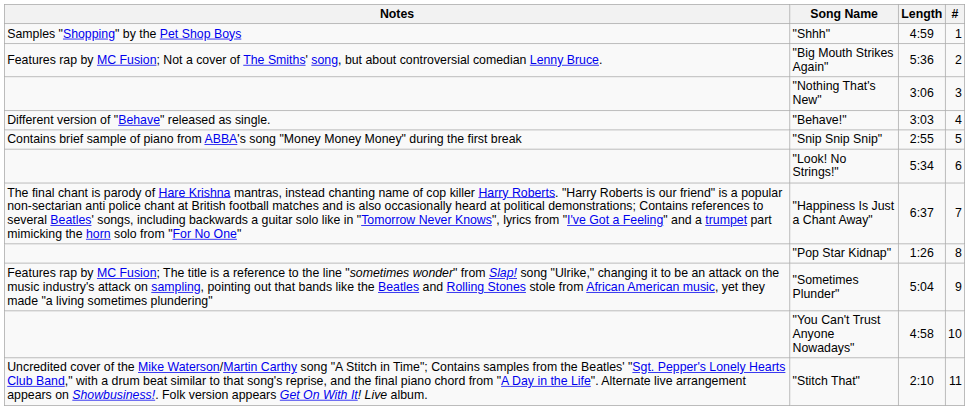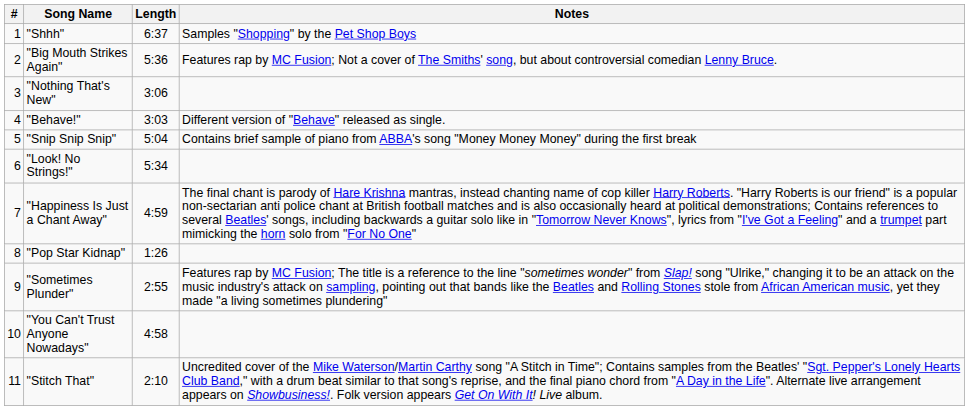columns swapped: (955, 14) <-> (397, 14)
(922, 33) 4:59 -> (156, 33) 6:37
(922, 139) 2:55 -> (156, 139) 5:04
(922, 213) 6:37 -> (156, 213) 4:59
(922, 287) 5:04 -> (156, 287) 2:55
